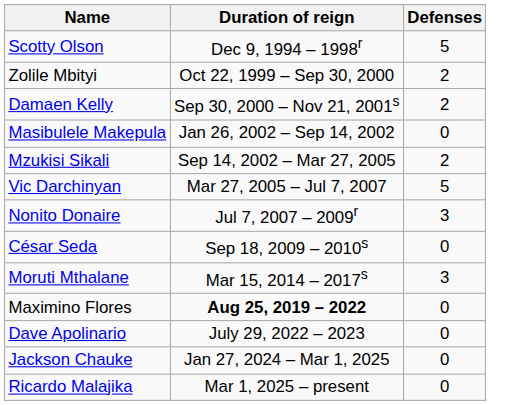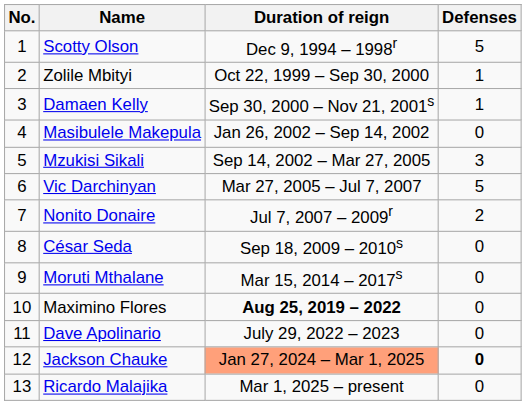+ column: (22, 17)
(445, 75) 2 -> (479, 75) 1
(445, 104) 2 -> (479, 104) 1
(445, 160) 2 -> (479, 160) 3
(445, 215) 3 -> (479, 215) 2
(445, 278) 3 -> (479, 278) 0
(287, 360) no background -> (322, 360) lightsalmon background
(445, 360) normal -> (479, 360) bold
